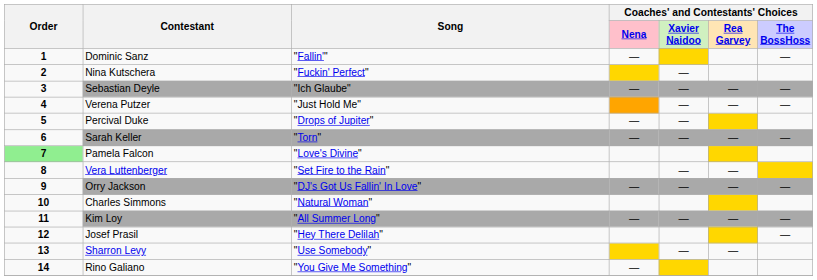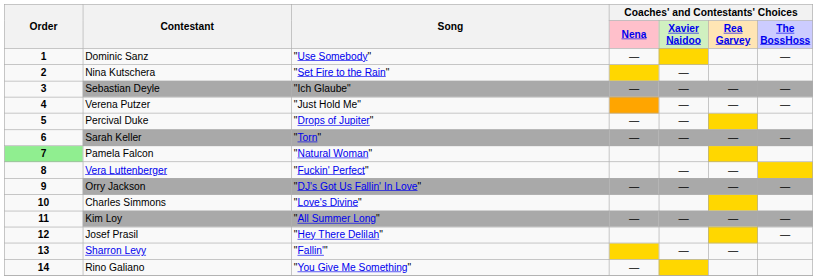(311, 56) "Fallin'" -> (333, 56) "Use Somebody"
(331, 72) "Fuckin' Perfect" -> (342, 72) "Set Fire to the Rain"
(328, 154) "Love's Divine" -> (333, 154) "Natural Woman"
(342, 170) "Set Fire to the Rain" -> (331, 170) "Fuckin' Perfect"
(333, 202) "Natural Woman" -> (328, 202) "Love's Divine"
(333, 251) "Use Somebody" -> (311, 251) "Fallin'"
